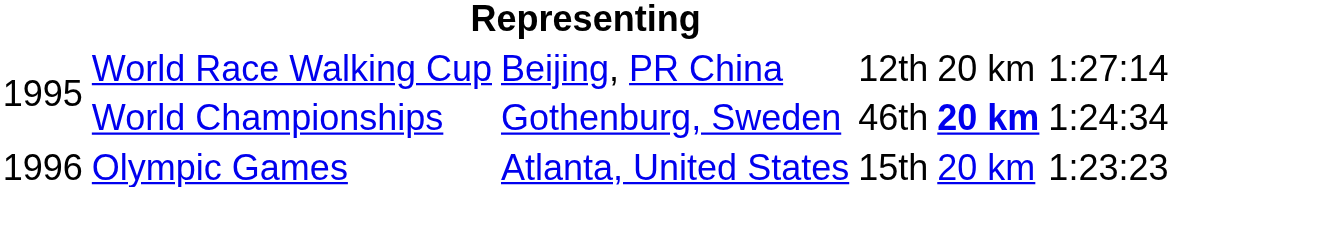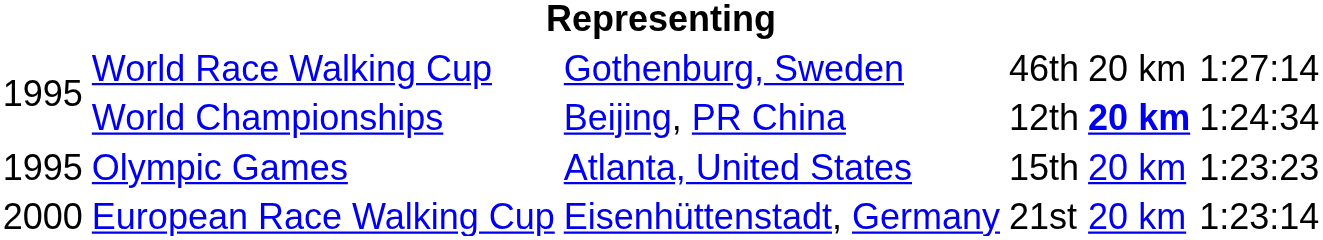(642, 68) Beijing, PR China -> (734, 68) Gothenburg, Sweden
(893, 68) 12th -> (1044, 68) 46th
(671, 118) Gothenburg, Sweden -> (705, 118) Beijing, PR China
(893, 118) 46th -> (1044, 118) 12th
(43, 167) 1996 -> (43, 167) 1995
+ row: (323, 217)
